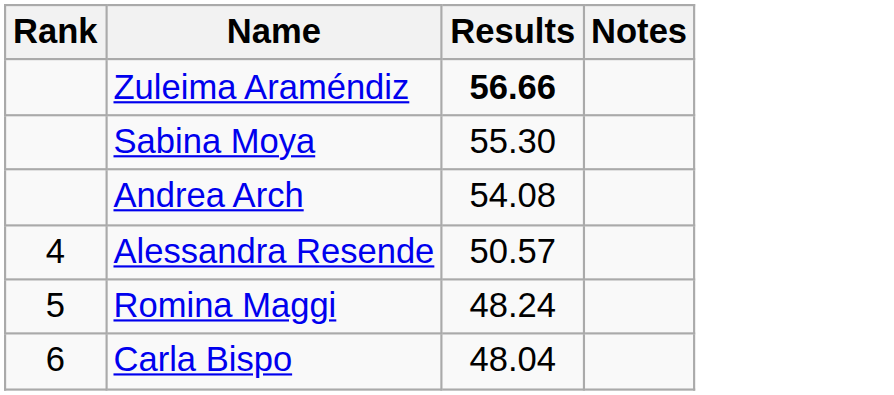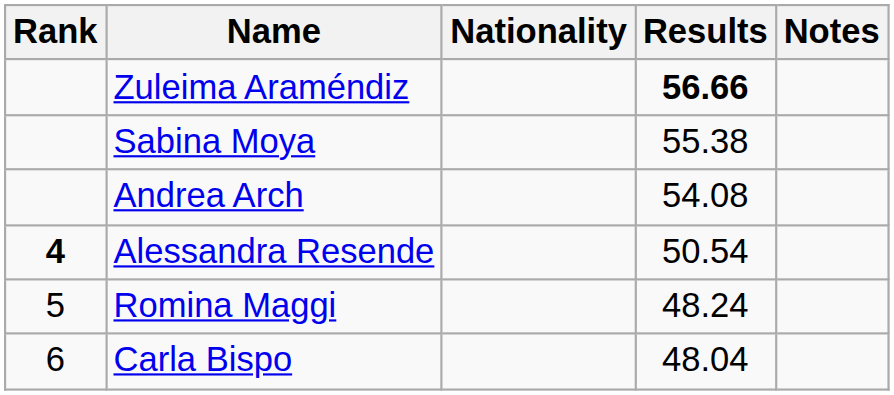+ column: (539, 31)
(513, 141) 55.30 -> (705, 141) 55.38
(55, 251) normal -> (55, 251) bold
(513, 251) 50.57 -> (705, 251) 50.54
